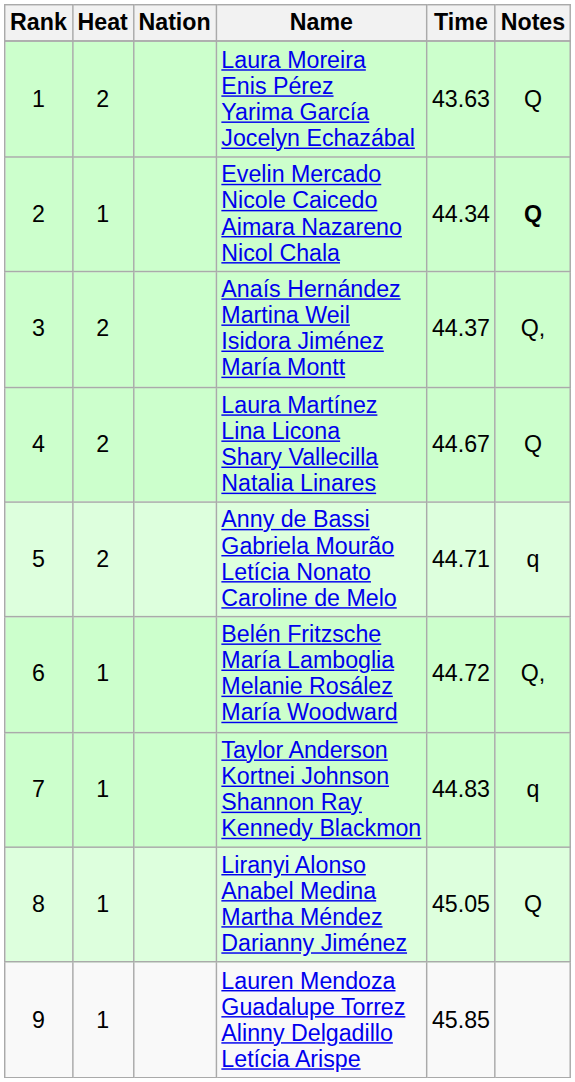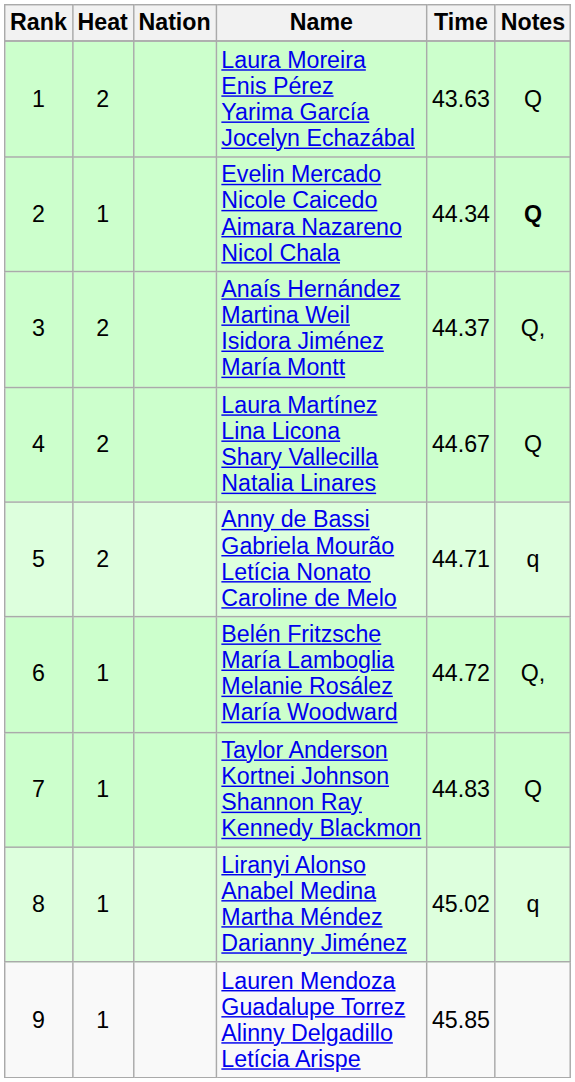(533, 789) q -> (533, 789) Q
(461, 904) 45.05 -> (461, 904) 45.02
(533, 904) Q -> (533, 904) q
